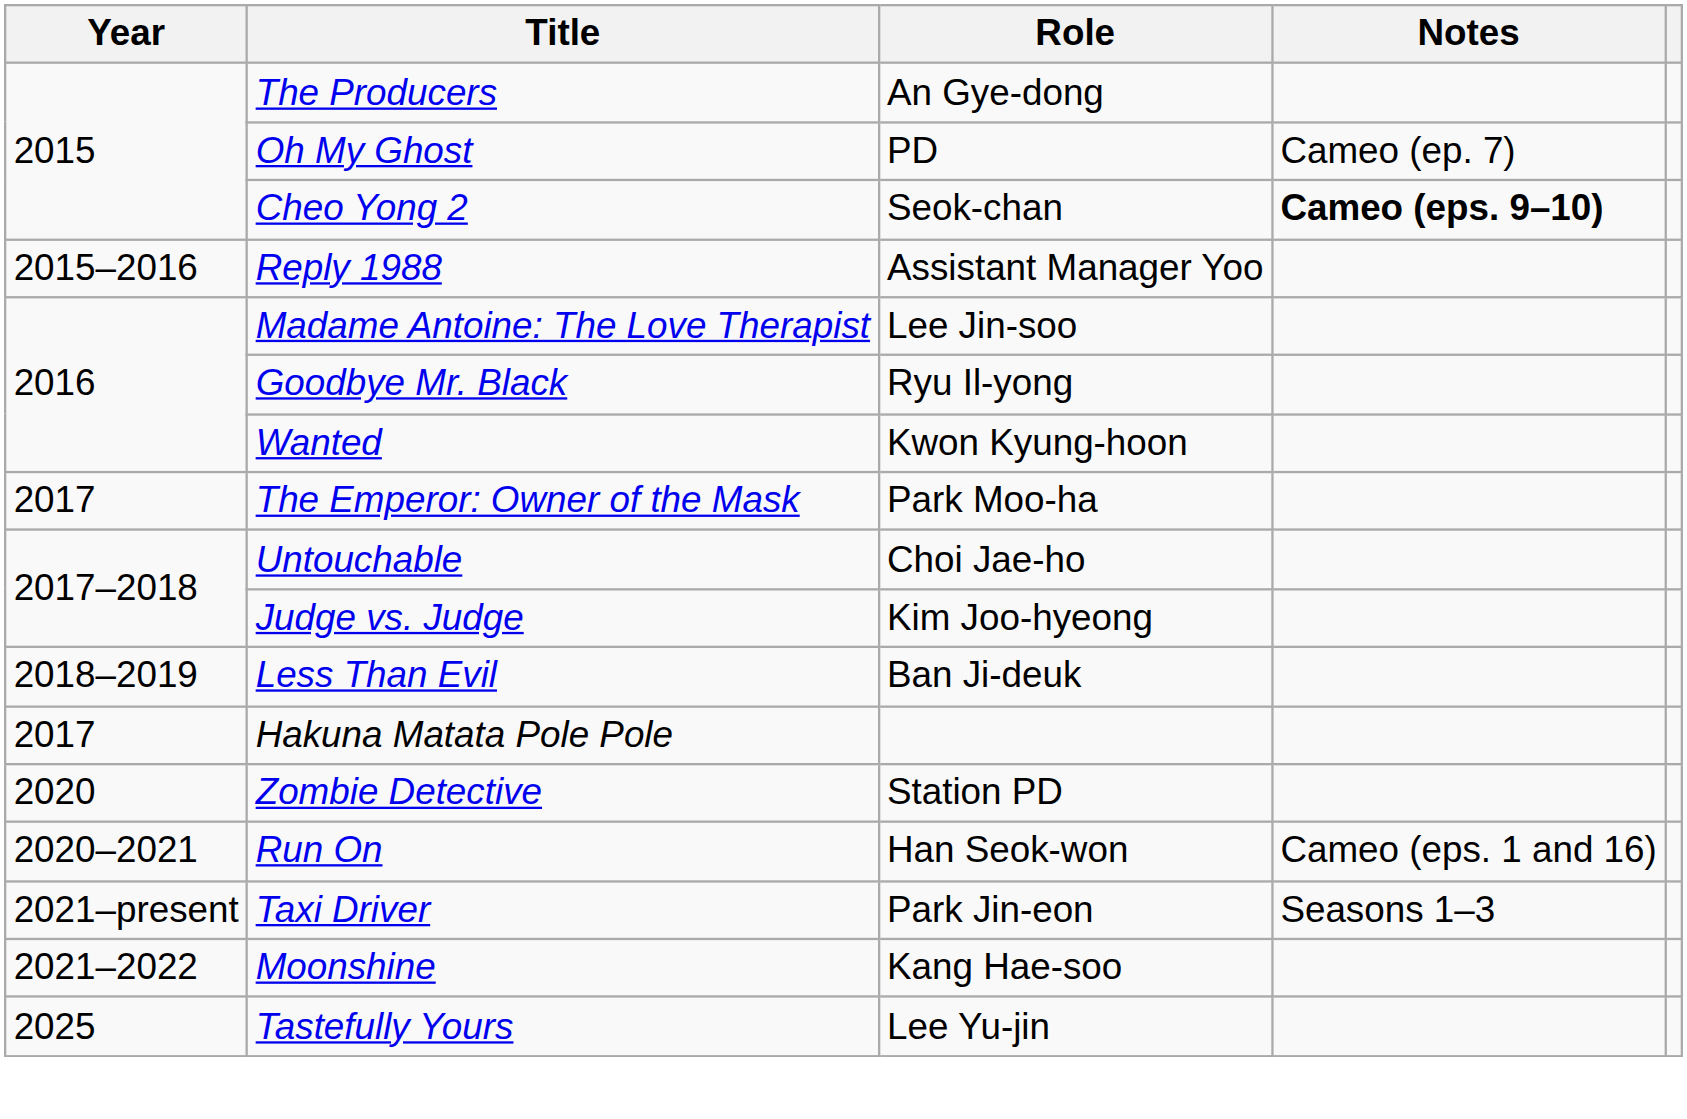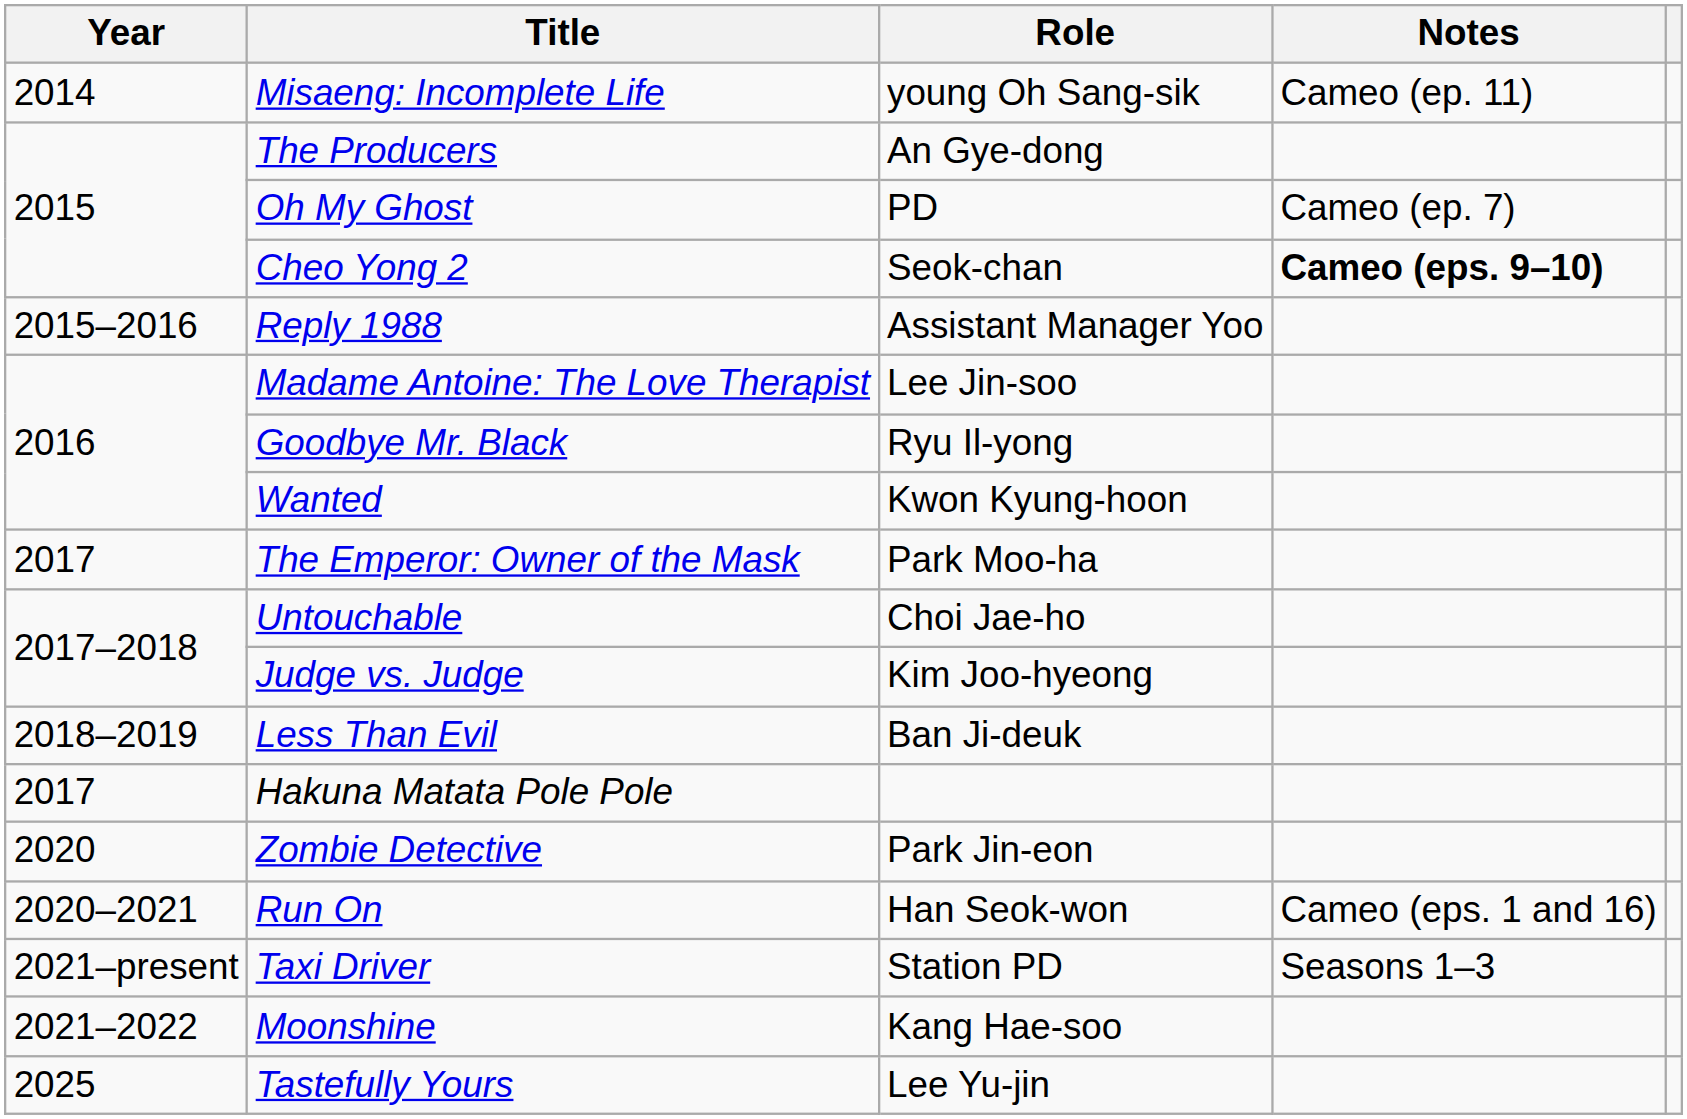+ row: (460, 92)
(975, 792) Station PD -> (990, 850) Park Jin-eon
(990, 909) Park Jin-eon -> (975, 967) Station PD
